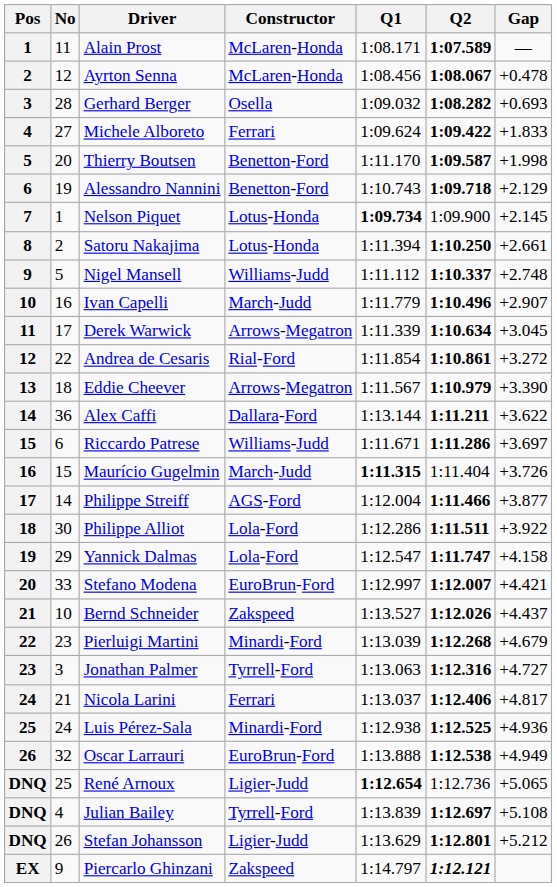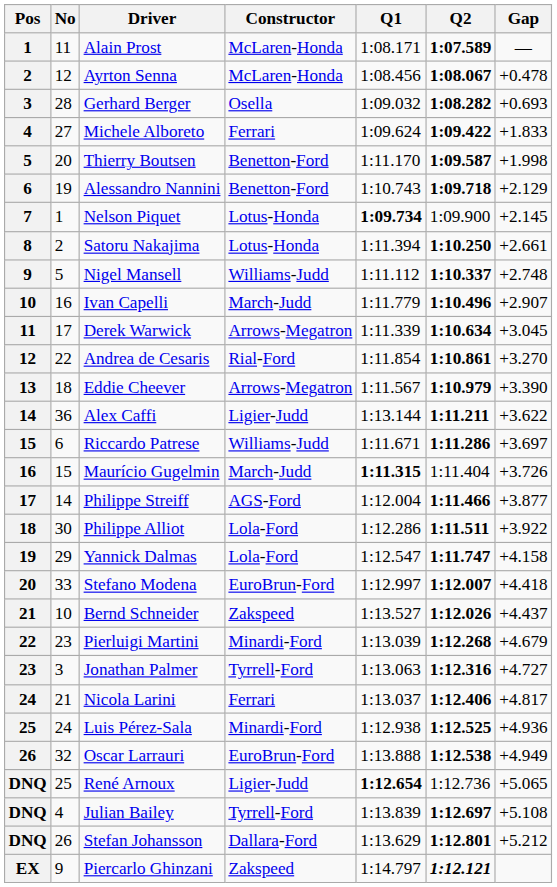(523, 358) +3.272 -> (523, 358) +3.270
(273, 415) Dallara-Ford -> (268, 415) Ligier-Judd
(523, 585) +4.421 -> (523, 585) +4.418
(268, 840) Ligier-Judd -> (273, 840) Dallara-Ford
